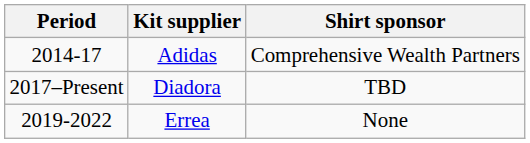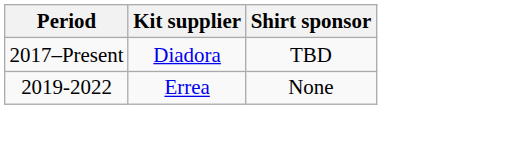- row: (187, 54)
